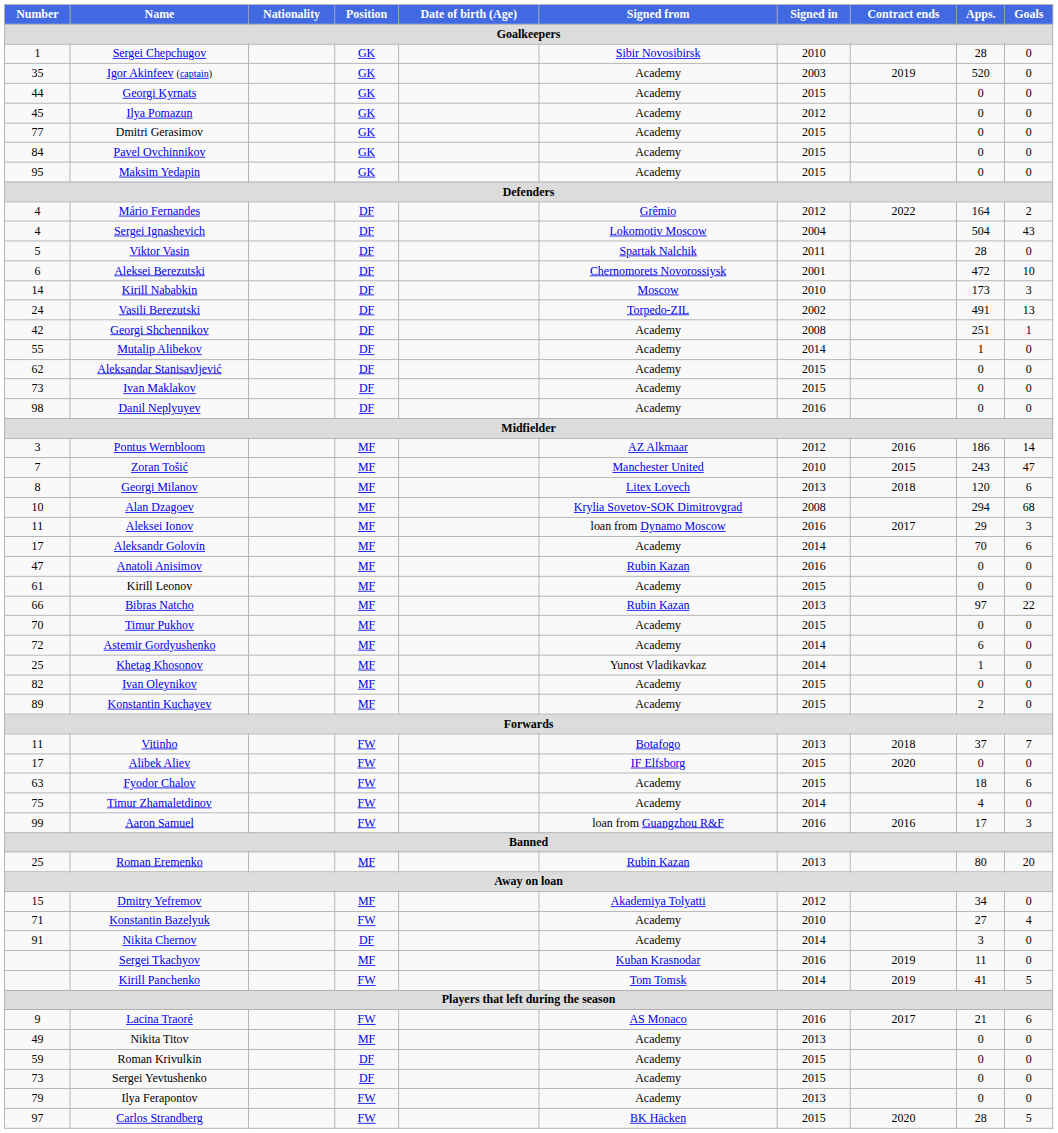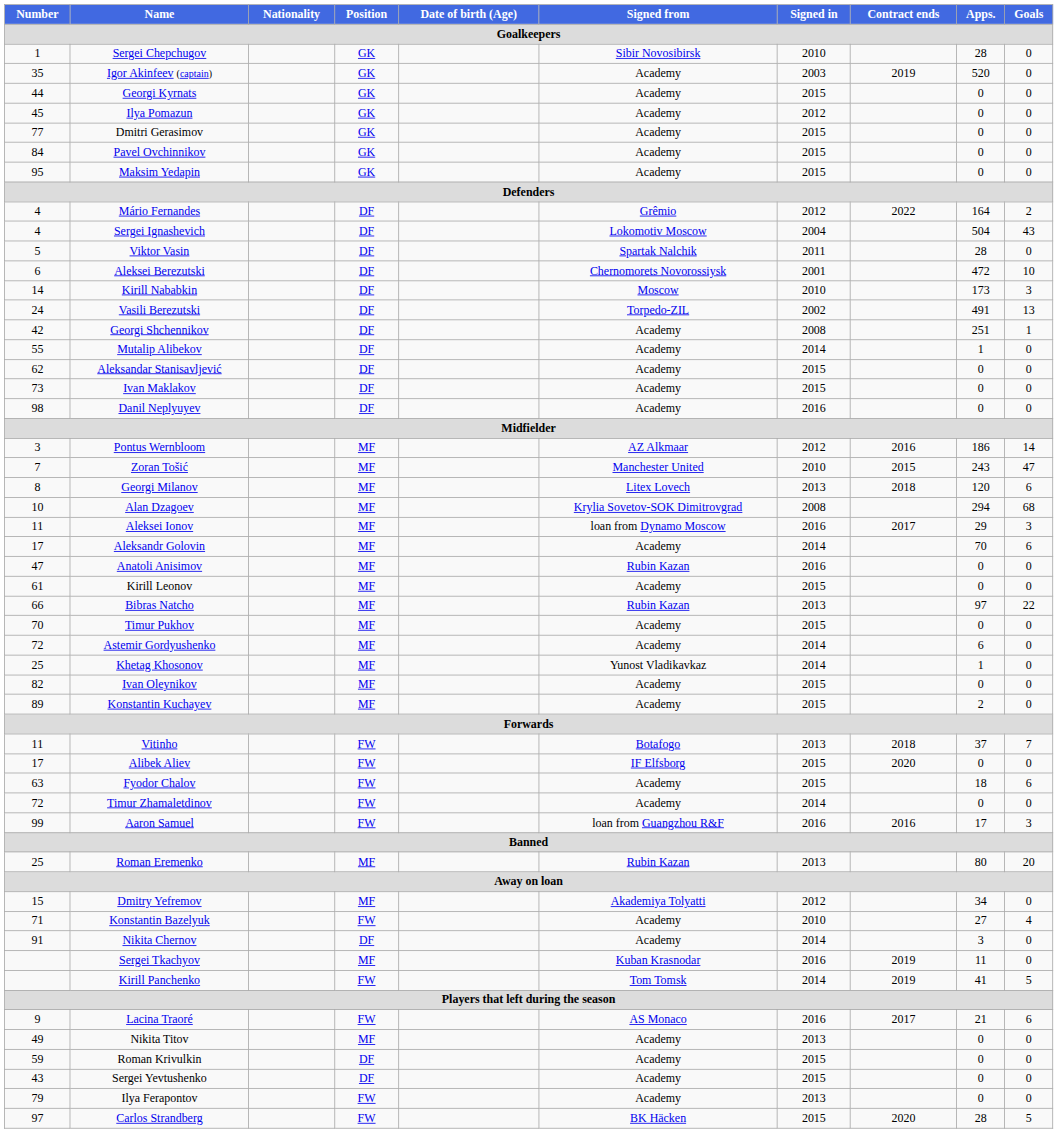(37, 803) 75 -> (37, 803) 72
(981, 803) 4 -> (981, 803) 0
(37, 1079) 73 -> (37, 1079) 43
